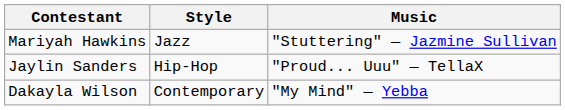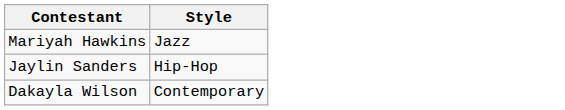- column: (414, 17)
